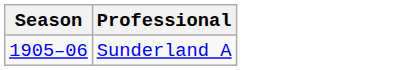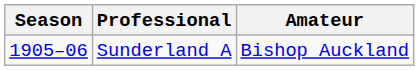+ column: (325, 20)
